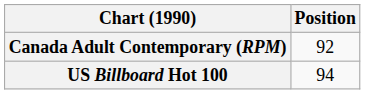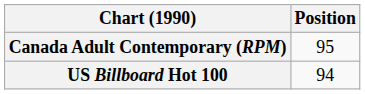(325, 46) 92 -> (325, 46) 95
